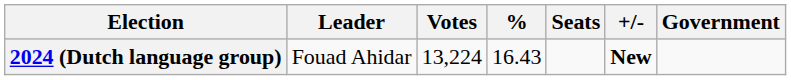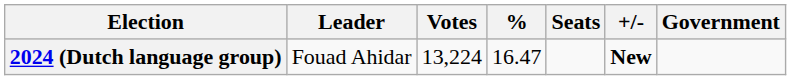(517, 56) 16.43 -> (517, 56) 16.47
